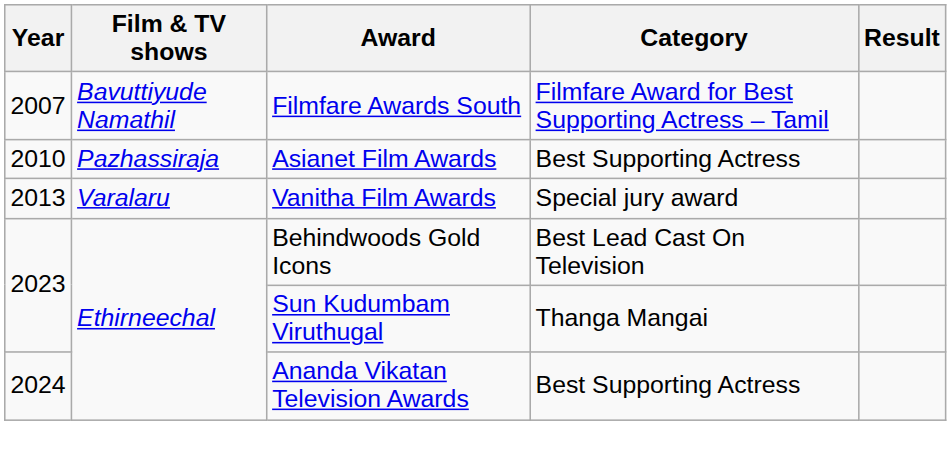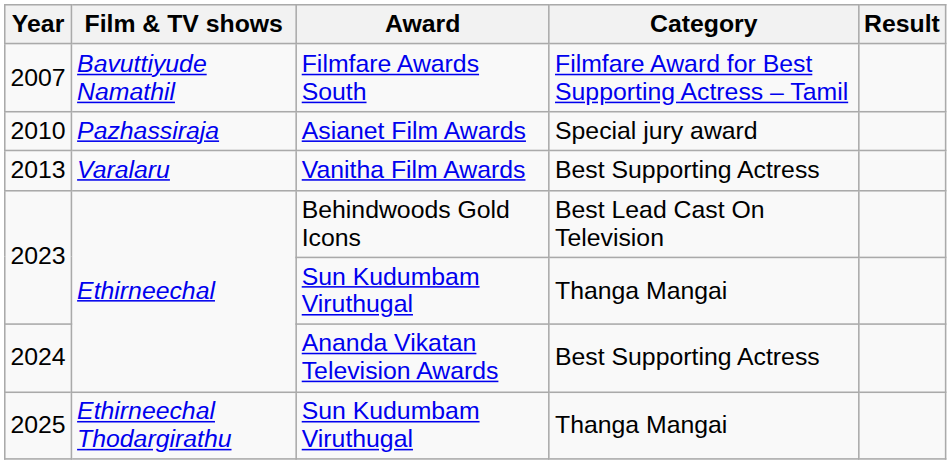(668, 158) Best Supporting Actress -> (656, 130) Special jury award
(637, 197) Special jury award -> (687, 170) Best Supporting Actress
+ row: (38, 425)
